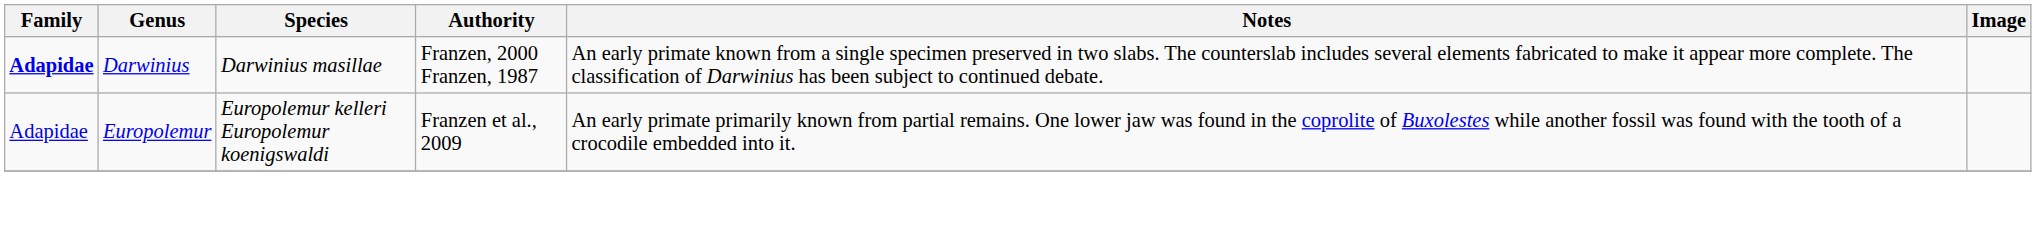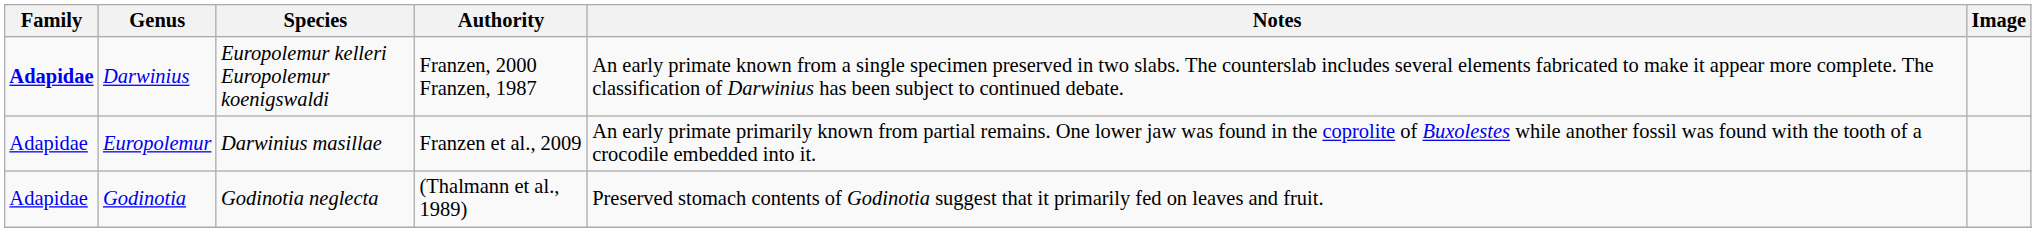(301, 64) Darwinius masillae -> (304, 76) Europolemur kelleri Europolemur koenigswaldi
(304, 131) Europolemur kelleri Europolemur koenigswaldi -> (301, 143) Darwinius masillae
+ row: (145, 198)
